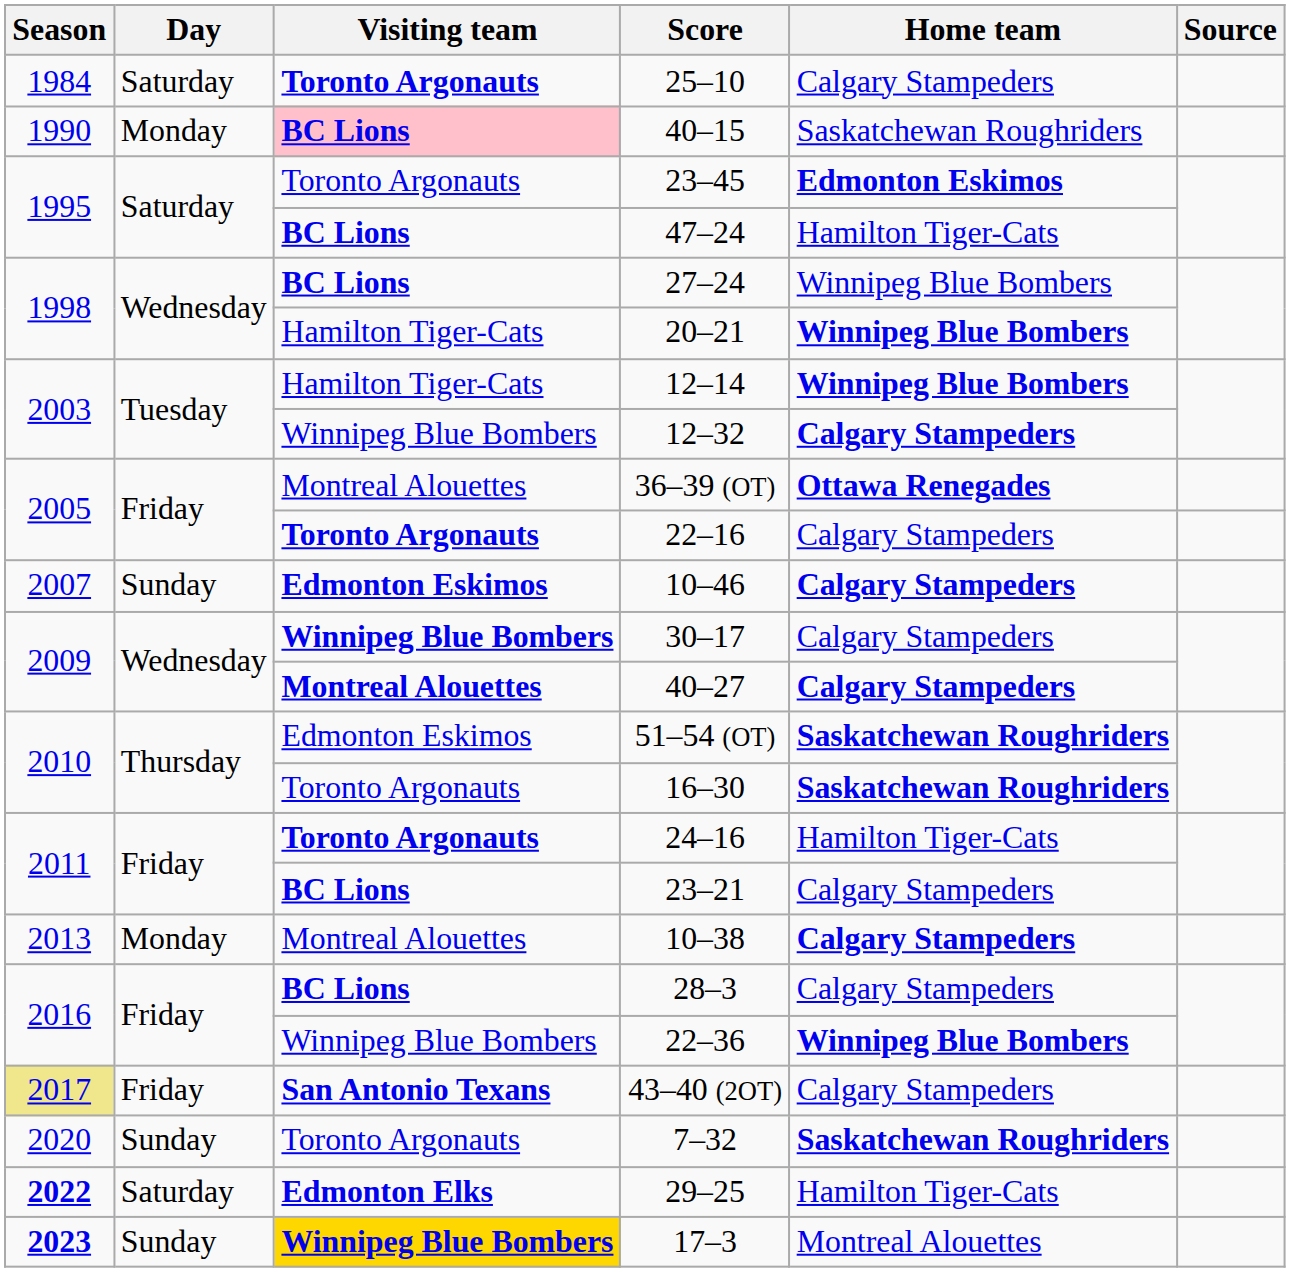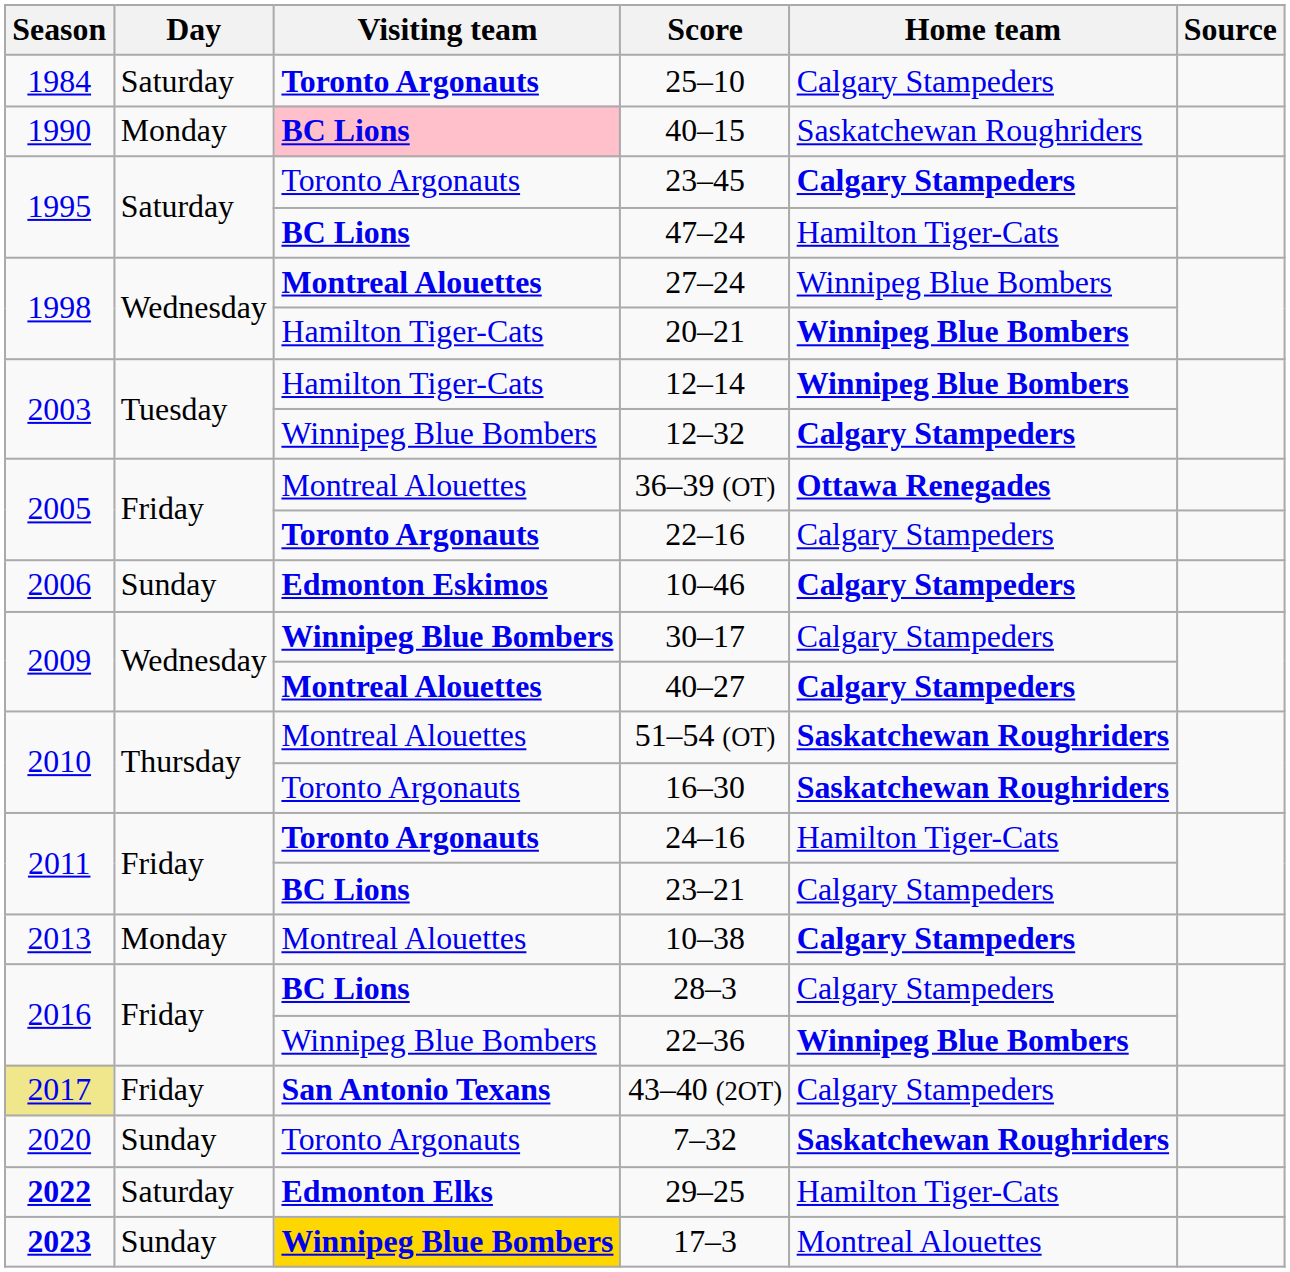(930, 181) Edmonton Eskimos -> (936, 181) Calgary Stampeders
(346, 282) BC Lions -> (412, 282) Montreal Alouettes
(59, 585) 2007 -> (59, 585) 2006
(407, 736) Edmonton Eskimos -> (404, 736) Montreal Alouettes
